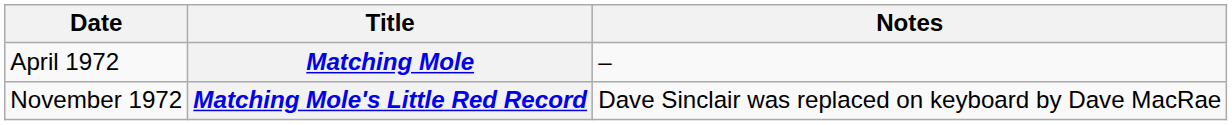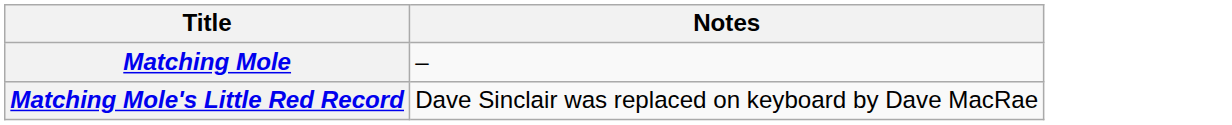- column: (96, 23)
